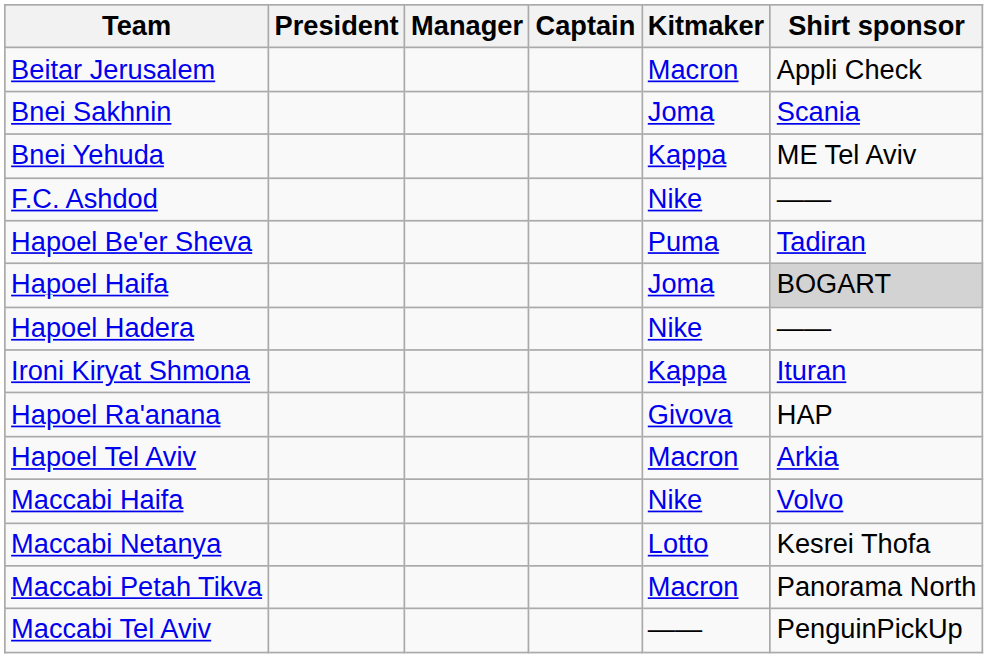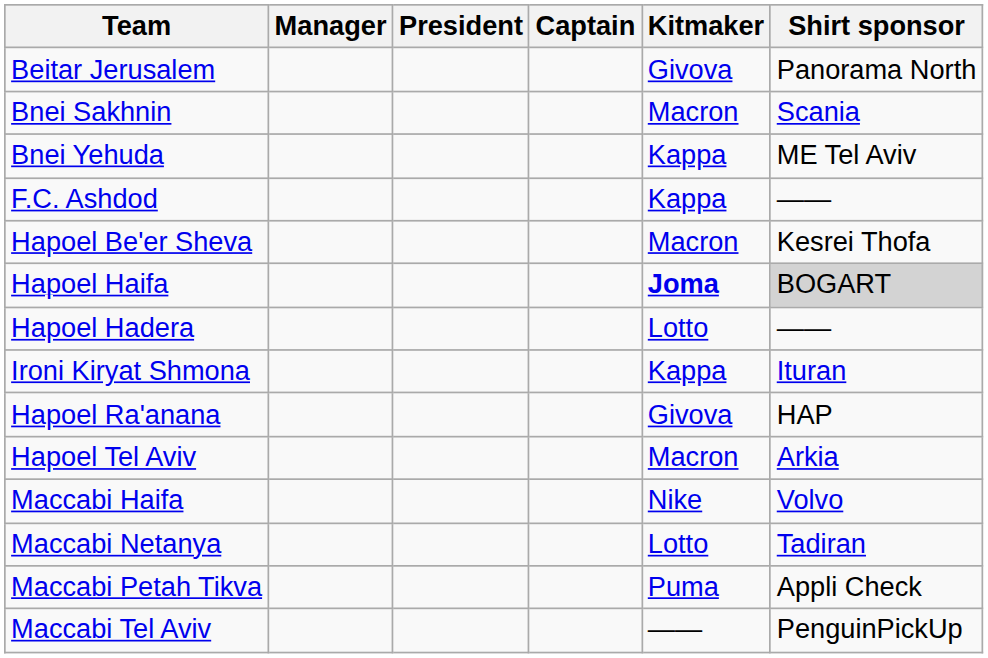columns swapped: (337, 26) <-> (467, 26)
(693, 69) Macron -> (690, 69) Givova
(849, 69) Appli Check -> (877, 69) Panorama North
(681, 112) Joma -> (693, 112) Macron
(675, 198) Nike -> (687, 198) Kappa
(683, 241) Puma -> (693, 241) Macron
(821, 241) Tadiran -> (854, 241) Kesrei Thofa
(681, 284) normal -> (683, 284) bold
(675, 328) Nike -> (678, 328) Lotto
(854, 543) Kesrei Thofa -> (821, 543) Tadiran
(693, 586) Macron -> (683, 586) Puma
(877, 586) Panorama North -> (849, 586) Appli Check
